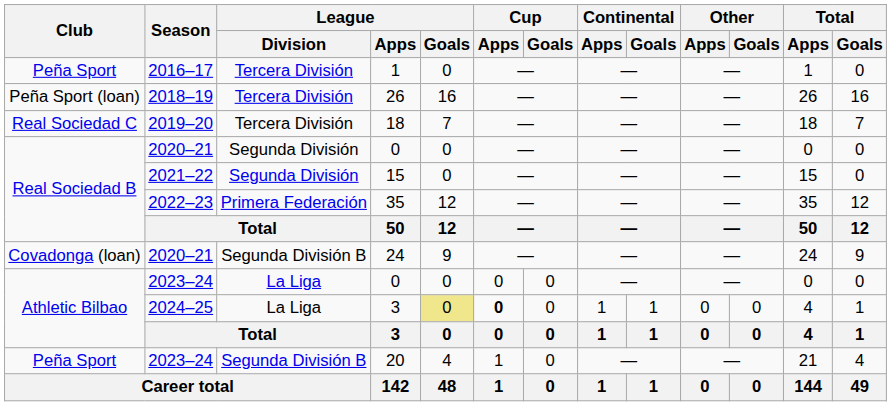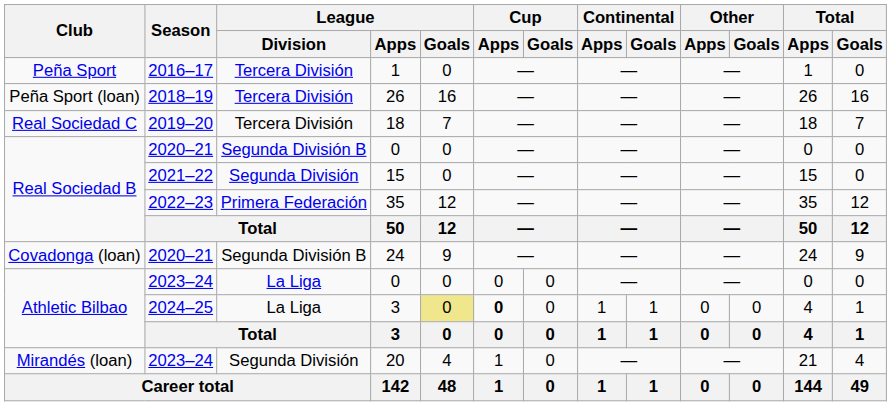(294, 149) Segunda División -> (294, 149) Segunda División B
(74, 360) Peña Sport -> (75, 360) Mirandés (loan)
(294, 360) Segunda División B -> (294, 360) Segunda División
